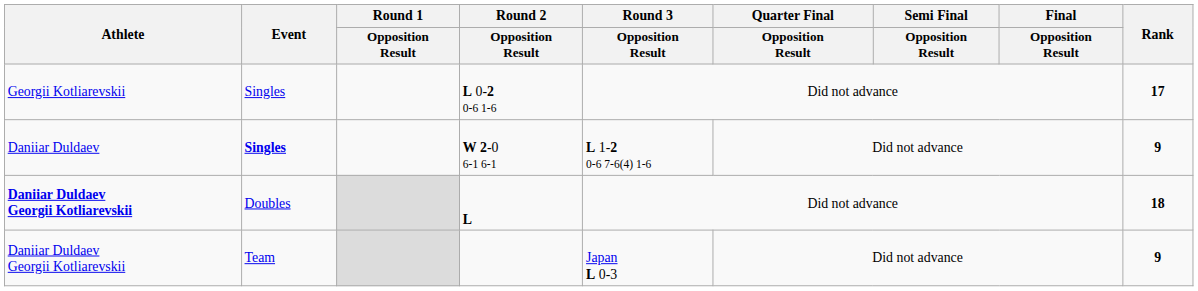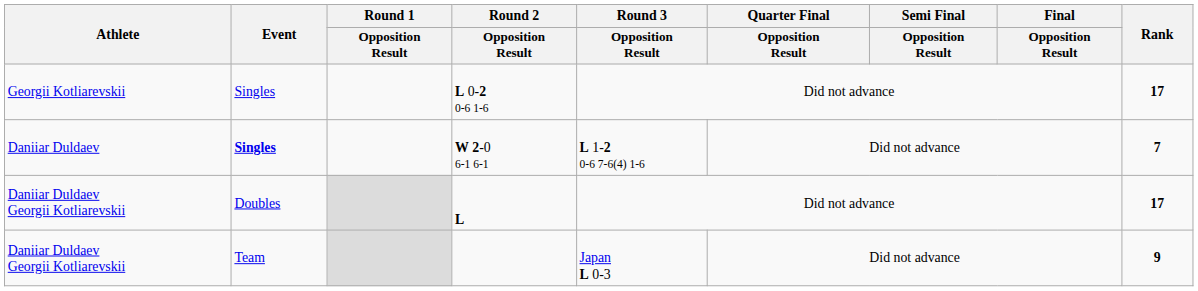(1158, 147) 9 -> (1157, 147) 7
(70, 203) bold -> (66, 203) normal
(1158, 203) 18 -> (1157, 203) 17
